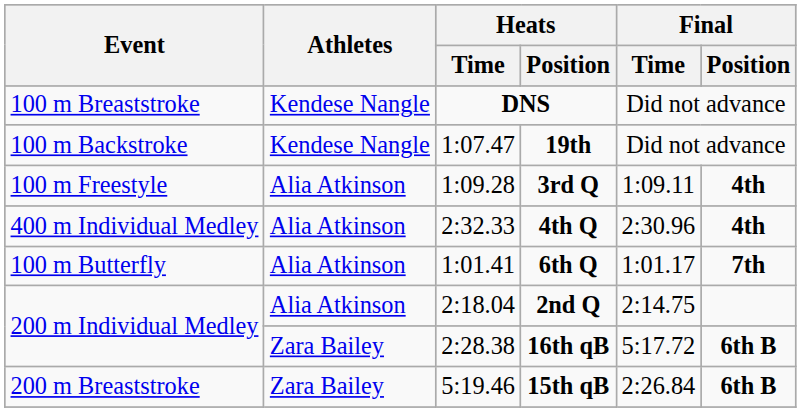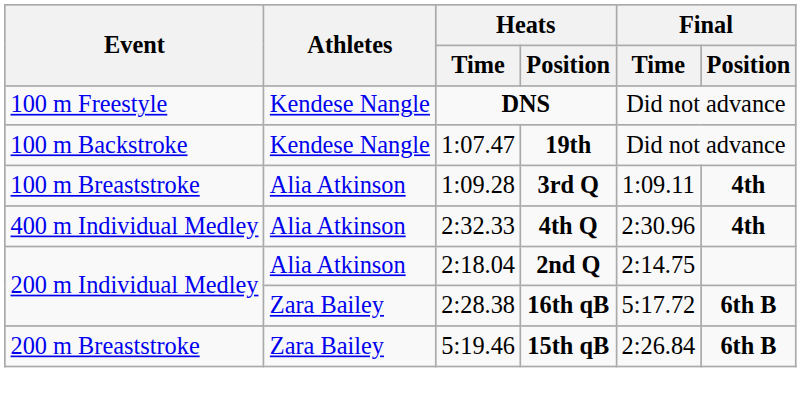(105, 105) 100 m Breaststroke -> (89, 105) 100 m Freestyle
(89, 185) 100 m Freestyle -> (105, 185) 100 m Breaststroke
- row: (568, 265)
